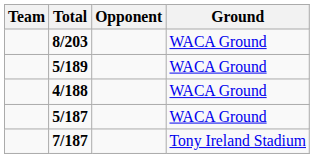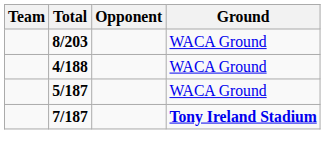- row: (70, 66)
(238, 141) normal -> (243, 116) bold
